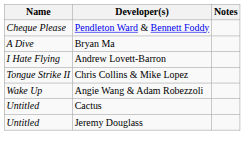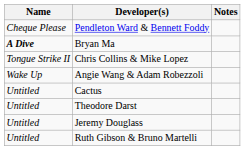(20, 43) normal -> (20, 43) bold
- row: (120, 59)
+ row: (106, 106)
+ row: (136, 138)
